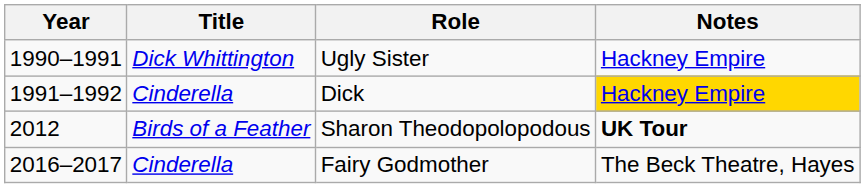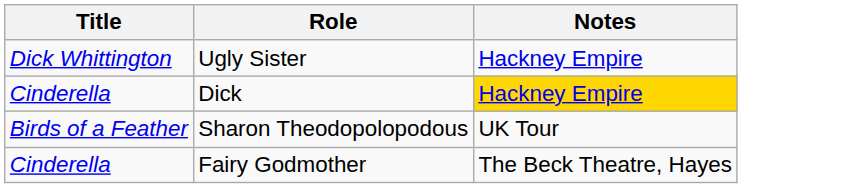- column: (66, 22)
(644, 128) bold -> (519, 128) normal
